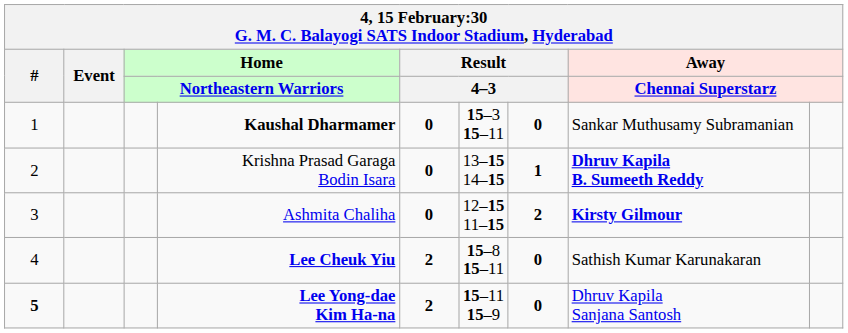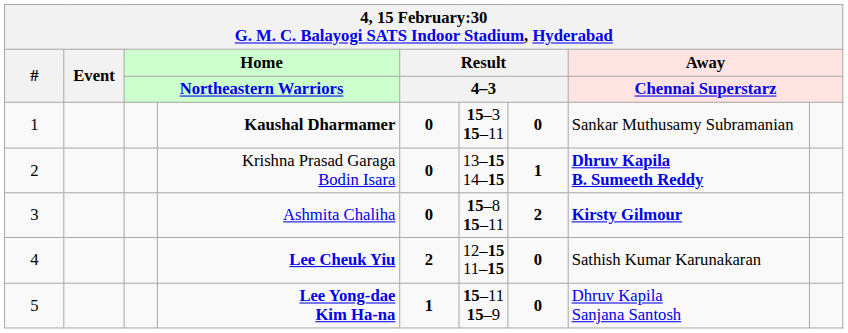(484, 215) 12–15 11–15 -> (484, 215) 15–8 15–11
(484, 260) 15–8 15–11 -> (484, 260) 12–15 11–15
(34, 305) bold -> (34, 305) normal
(429, 305) 2 -> (429, 305) 1
